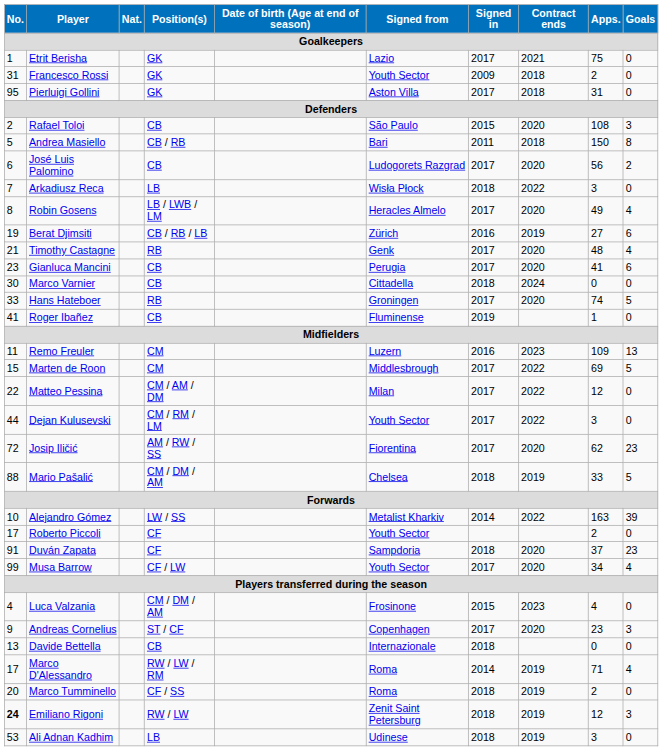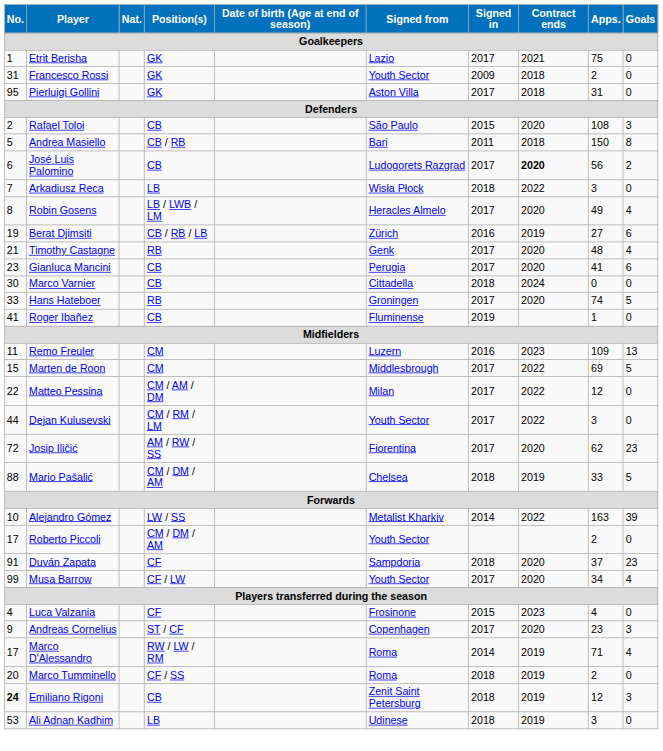(533, 166) normal -> (533, 166) bold
(154, 534) CF -> (171, 540) CM / DM / AM
(171, 607) CM / DM / AM -> (154, 613) CF
- row: (65, 647)
(168, 715) RW / LW -> (154, 698) CB
